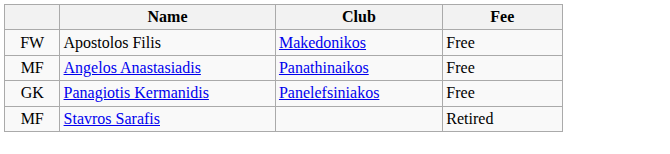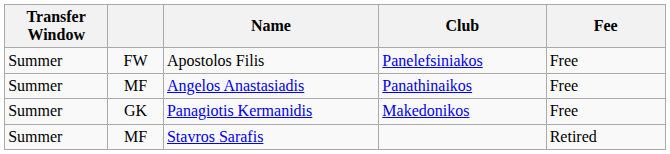+ column: (56, 26)
(322, 42) Makedonikos -> (433, 60) Panelefsiniakos
(329, 93) Panelefsiniakos -> (426, 111) Makedonikos
